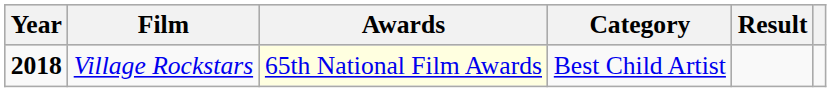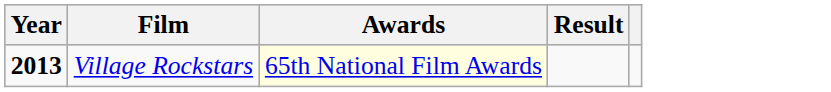- column: (640, 24)
(36, 65) 2018 -> (36, 65) 2013
